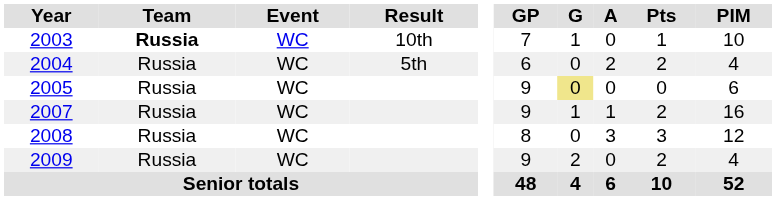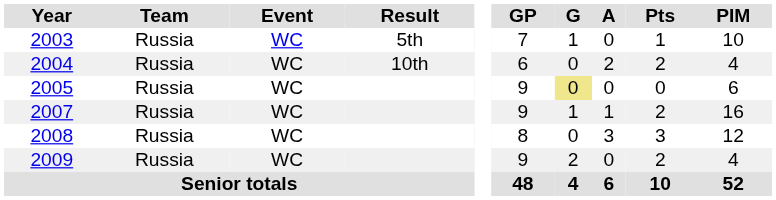(167, 39) bold -> (164, 39) normal
(414, 39) 10th -> (410, 39) 5th
(414, 63) 5th -> (410, 63) 10th
